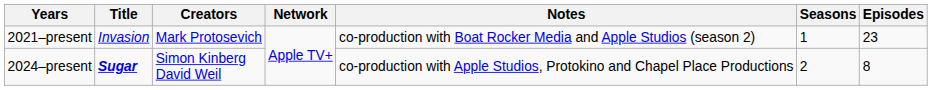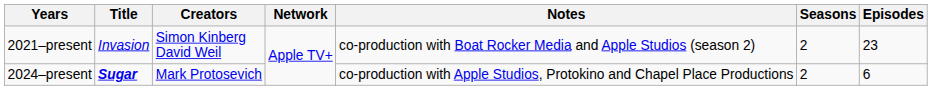(209, 37) Mark Protosevich -> (201, 44) Simon Kinberg David Weil
(804, 37) 1 -> (804, 44) 2
(201, 66) Simon Kinberg David Weil -> (209, 74) Mark Protosevich
(867, 66) 8 -> (867, 74) 6
